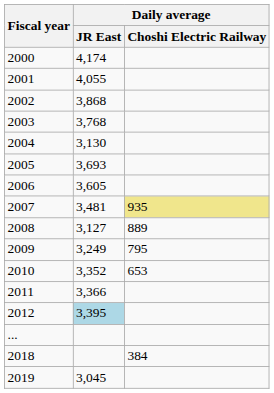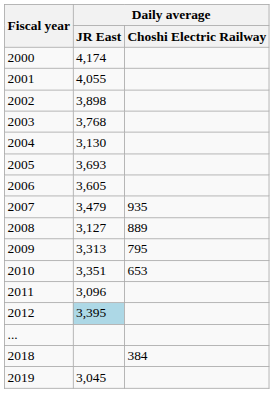(91, 100) 3,868 -> (91, 100) 3,898
(91, 206) 3,481 -> (91, 206) 3,479
(137, 206) khaki background -> (137, 206) no background
(91, 249) 3,249 -> (91, 249) 3,313
(91, 270) 3,352 -> (91, 270) 3,351
(91, 292) 3,366 -> (91, 292) 3,096
